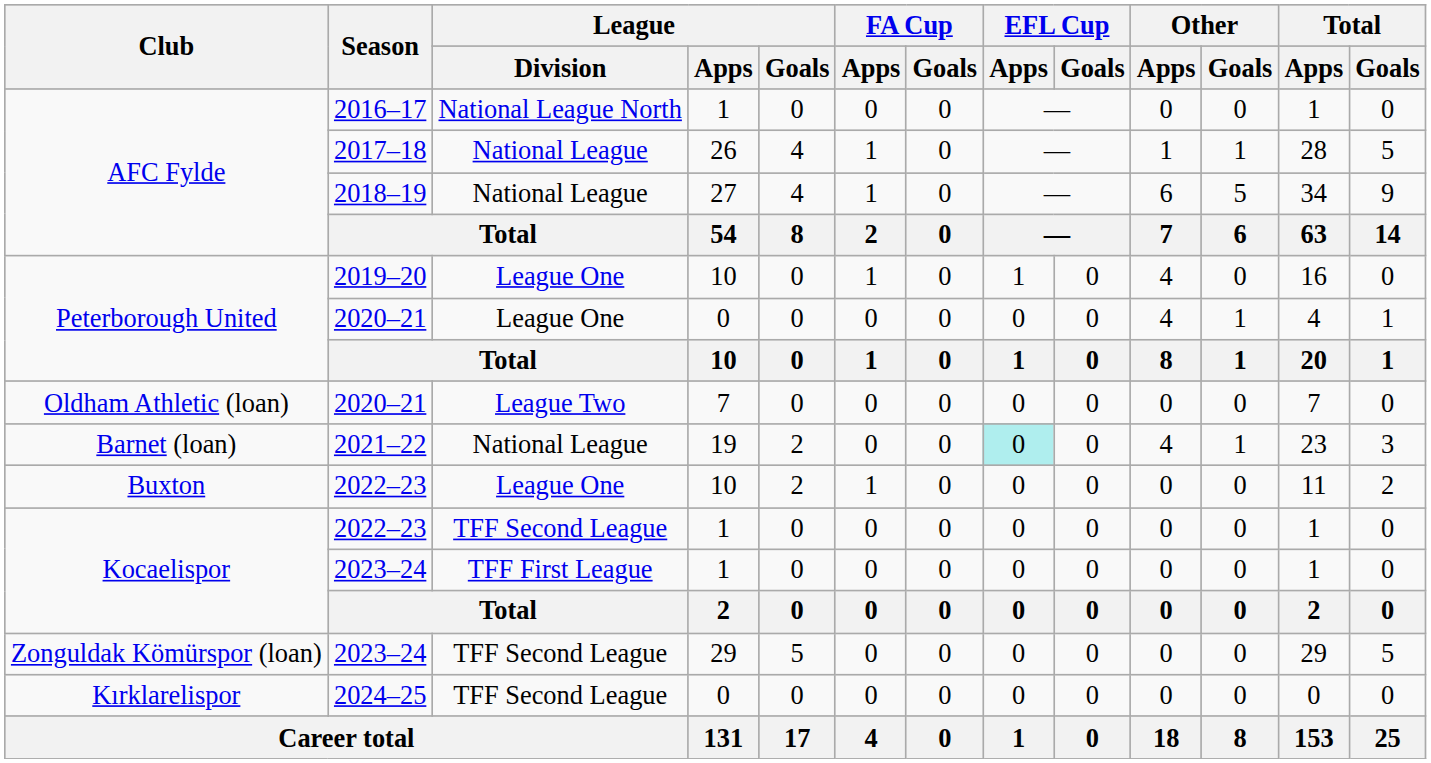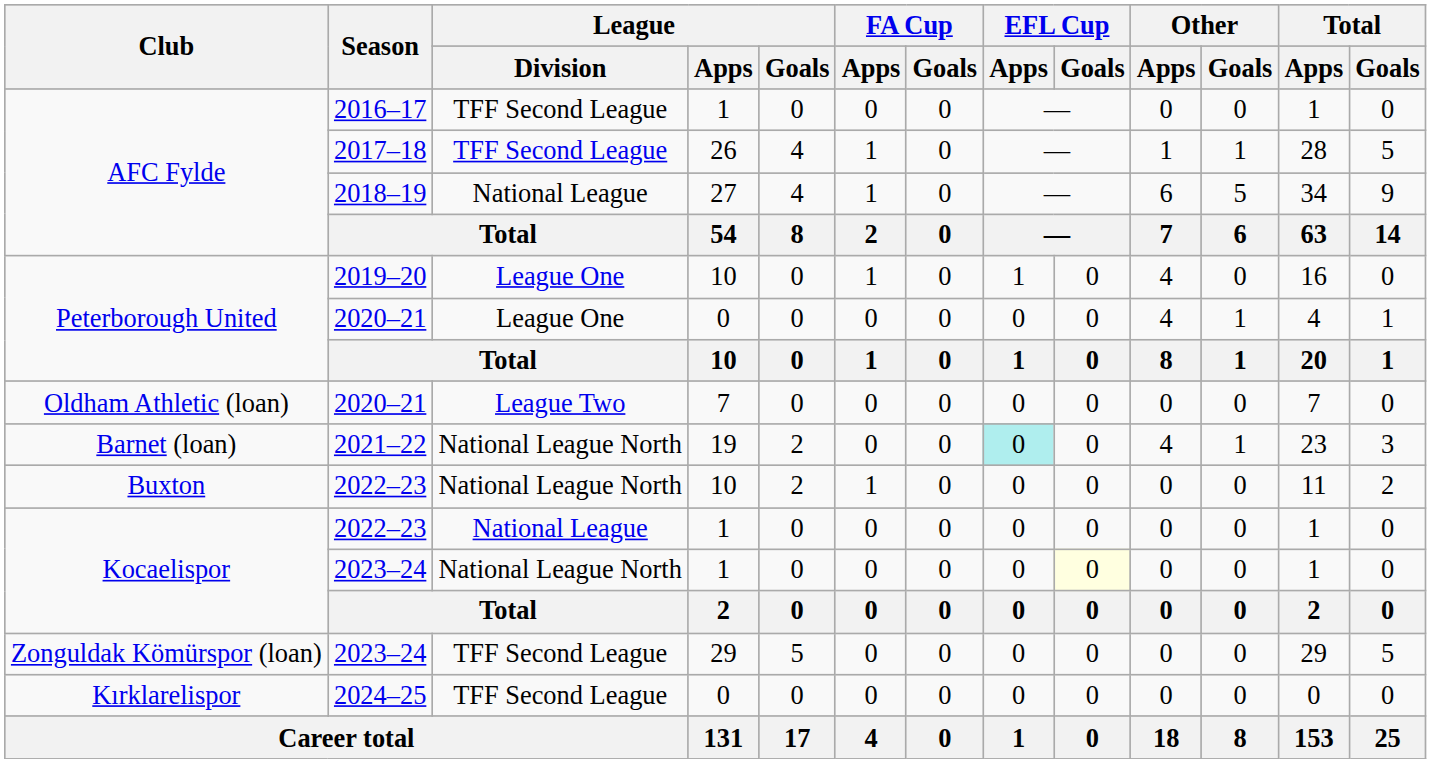(560, 109) National League North -> (560, 109) TFF Second League
(560, 151) National League -> (560, 151) TFF Second League
(560, 444) National League -> (560, 444) National League North
(560, 485) League One -> (560, 485) National League North
(560, 527) TFF Second League -> (560, 527) National League
(560, 569) TFF First League -> (560, 569) National League North
(1092, 569) no background -> (1092, 569) lightyellow background
